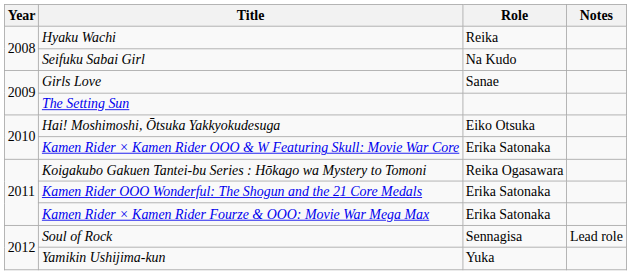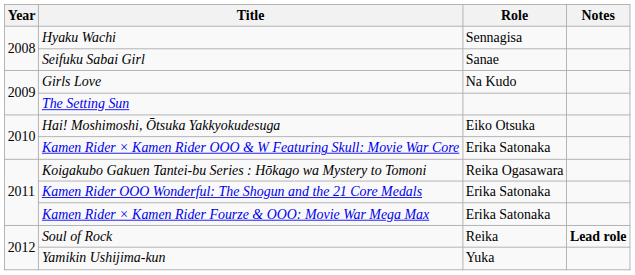(482, 37) Reika -> (494, 37) Sennagisa
(491, 59) Na Kudo -> (482, 59) Sanae
(482, 81) Sanae -> (491, 81) Na Kudo
(494, 236) Sennagisa -> (482, 236) Reika
(596, 236) normal -> (598, 236) bold
